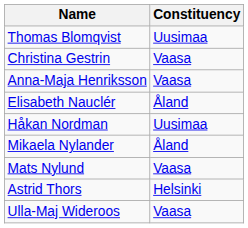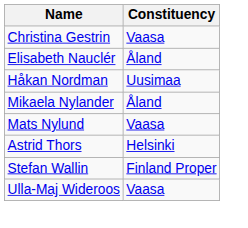- row: (64, 37)
- row: (77, 80)
+ row: (48, 168)
